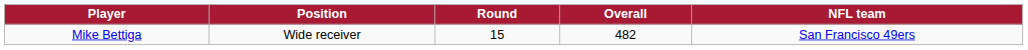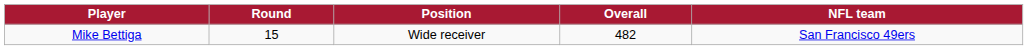columns swapped: (322, 14) <-> (497, 14)
